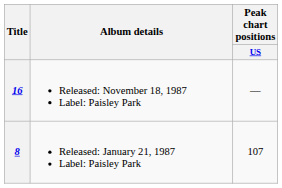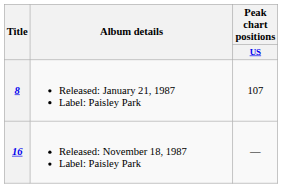rows swapped: (17, 152) <-> (17, 90)
